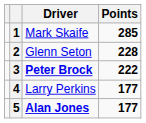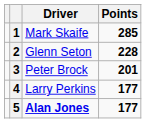(59, 70) bold -> (57, 70) normal
(128, 70) 222 -> (128, 70) 201
